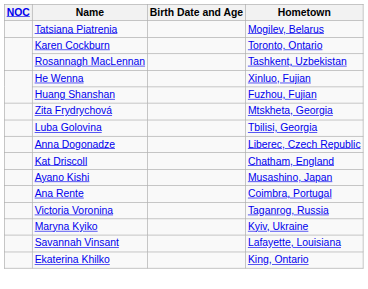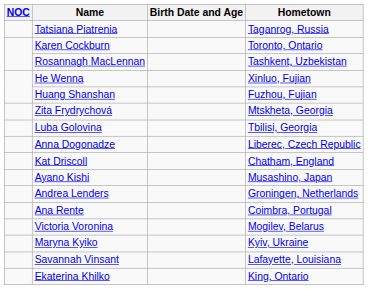(286, 29) Mogilev, Belarus -> (288, 29) Taganrog, Russia
+ row: (72, 194)
(288, 210) Taganrog, Russia -> (286, 227) Mogilev, Belarus
